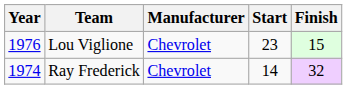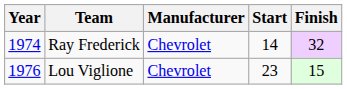rows swapped: (94, 71) <-> (91, 44)
